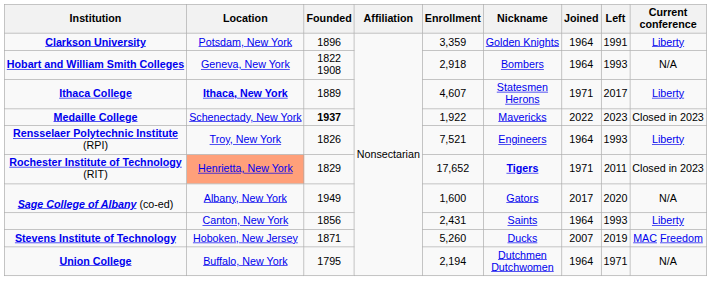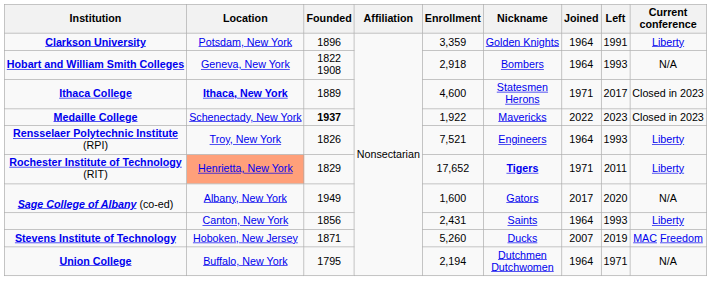(453, 94) 4,607 -> (453, 94) 4,600
(668, 94) Liberty -> (668, 94) Closed in 2023
(668, 169) Closed in 2023 -> (668, 169) Liberty
